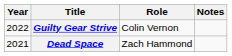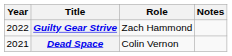(150, 28) Colin Vernon -> (157, 28) Zach Hammond
(157, 43) Zach Hammond -> (150, 43) Colin Vernon
